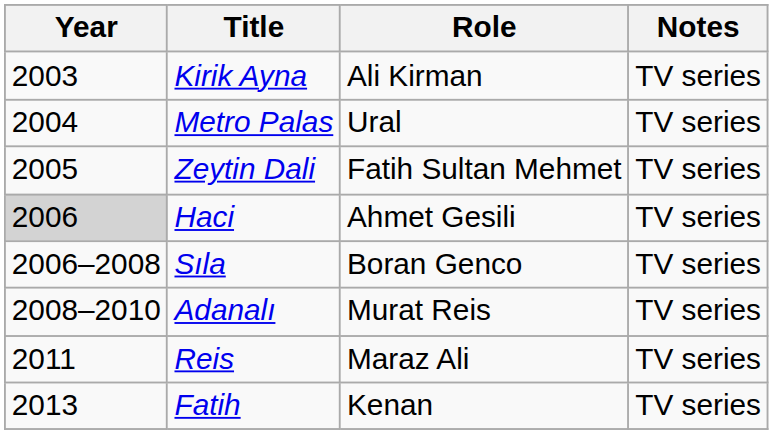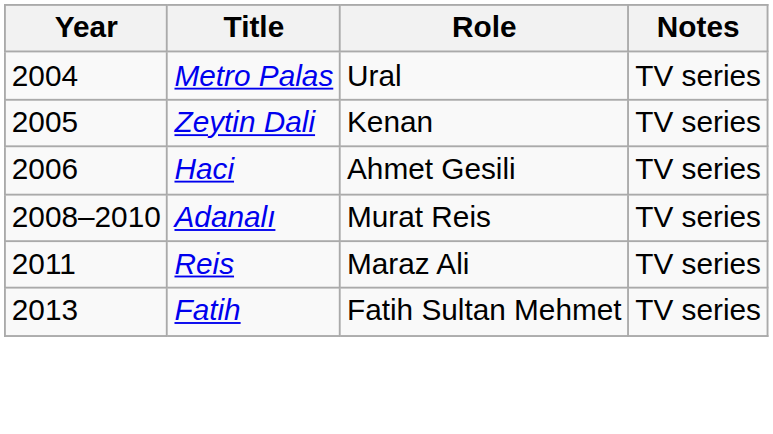- row: (241, 75)
(484, 169) Fatih Sultan Mehmet -> (390, 122) Kenan
(45, 216) lightgrey background -> (45, 169) no background
- row: (200, 264)
(390, 405) Kenan -> (484, 311) Fatih Sultan Mehmet
